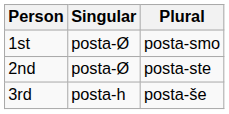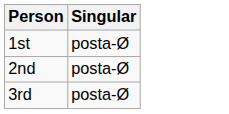- column: (182, 17)
(98, 95) posta-h -> (100, 95) posta-Ø
